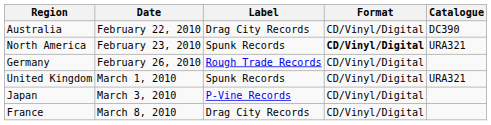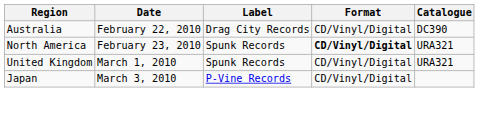- row: (28, 62)
- row: (25, 112)
